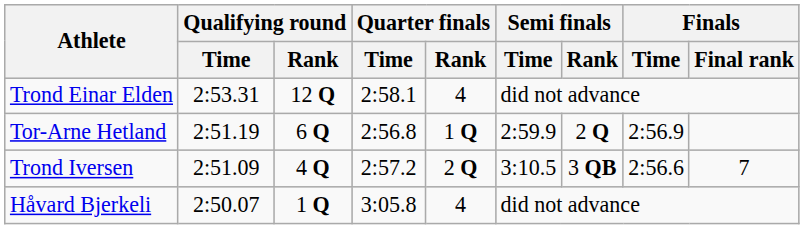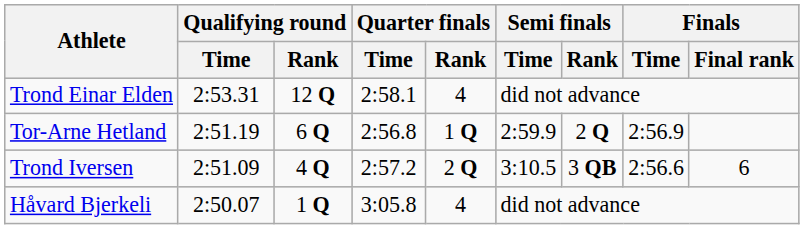(744, 168) 7 -> (744, 168) 6
